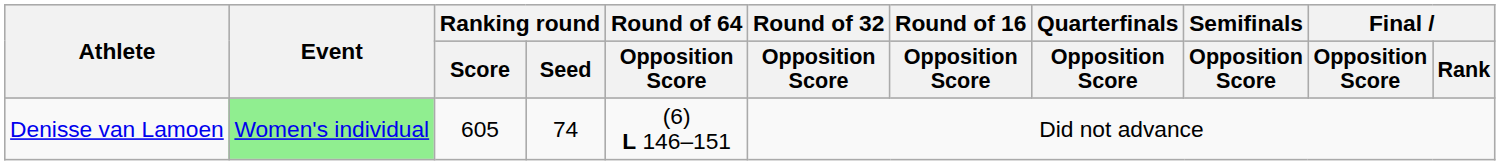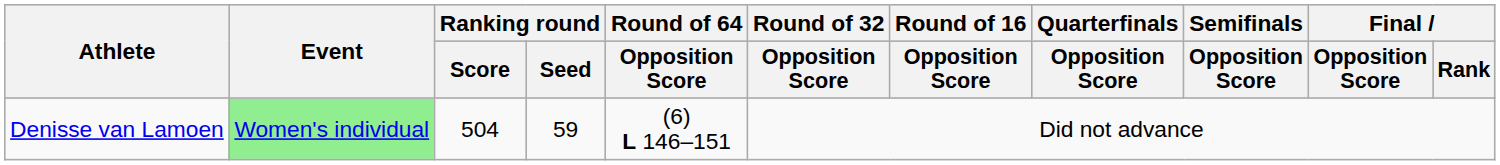(480, 129) 605 -> (480, 129) 504
(566, 129) 74 -> (566, 129) 59
